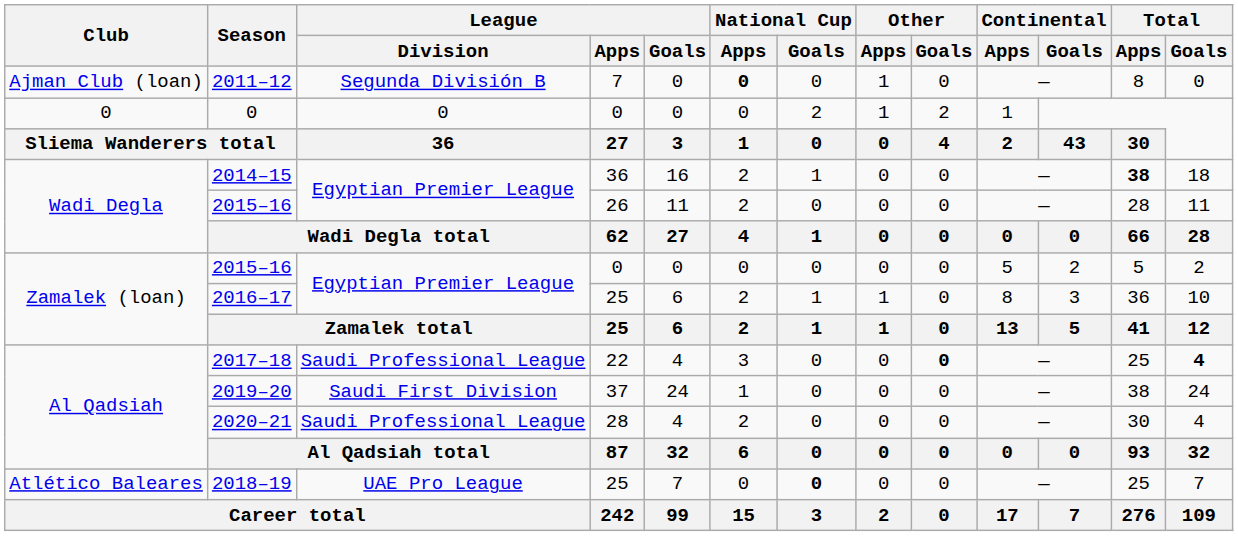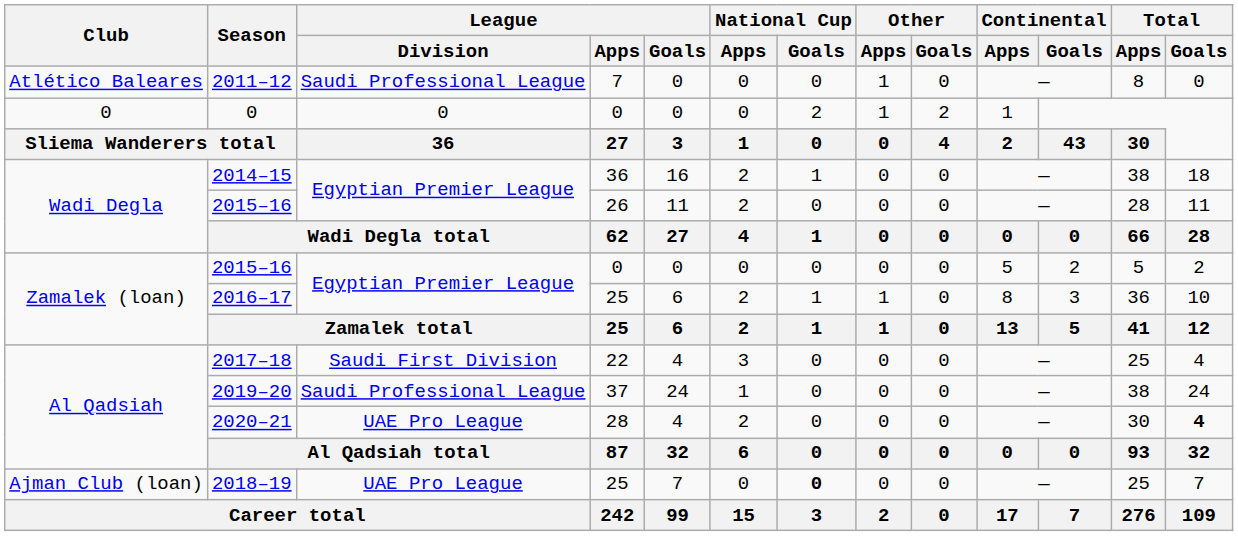(106, 82) Ajman Club (loan) -> (106, 82) Atlético Baleares
(443, 82) Segunda División B -> (443, 82) Saudi Professional League
(744, 82) bold -> (744, 82) normal
(1139, 175) bold -> (1139, 175) normal
(443, 360) Saudi Professional League -> (443, 360) Saudi First Division
(944, 360) bold -> (944, 360) normal
(1199, 360) bold -> (1199, 360) normal
(443, 391) Saudi First Division -> (443, 391) Saudi Professional League
(443, 422) Saudi Professional League -> (443, 422) UAE Pro League
(1199, 422) normal -> (1199, 422) bold
(106, 484) Atlético Baleares -> (106, 484) Ajman Club (loan)
